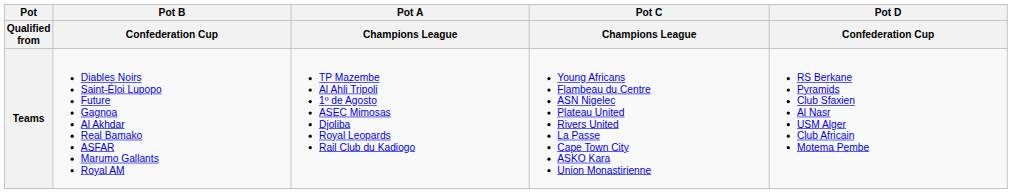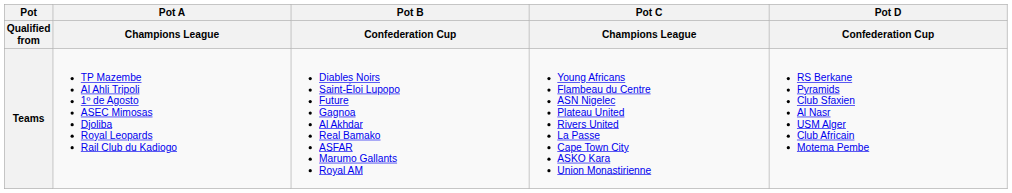columns swapped: (410, 34) <-> (172, 34)
